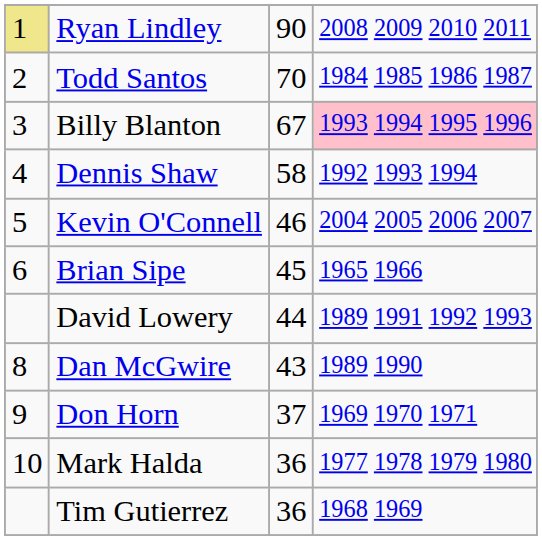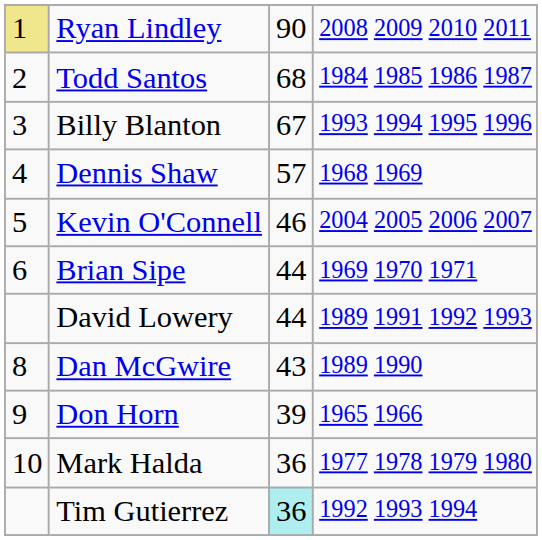(291, 76) 70 -> (291, 76) 68
(426, 125) pink background -> (426, 125) no background
(291, 173) 58 -> (291, 173) 57
(398, 173) 1992 1993 1994 -> (371, 173) 1968 1969
(291, 269) 45 -> (291, 269) 44
(371, 269) 1965 1966 -> (398, 269) 1969 1970 1971
(291, 414) 37 -> (291, 414) 39
(398, 414) 1969 1970 1971 -> (371, 414) 1965 1966
(291, 510) no background -> (291, 510) paleturquoise background
(371, 510) 1968 1969 -> (398, 510) 1992 1993 1994
